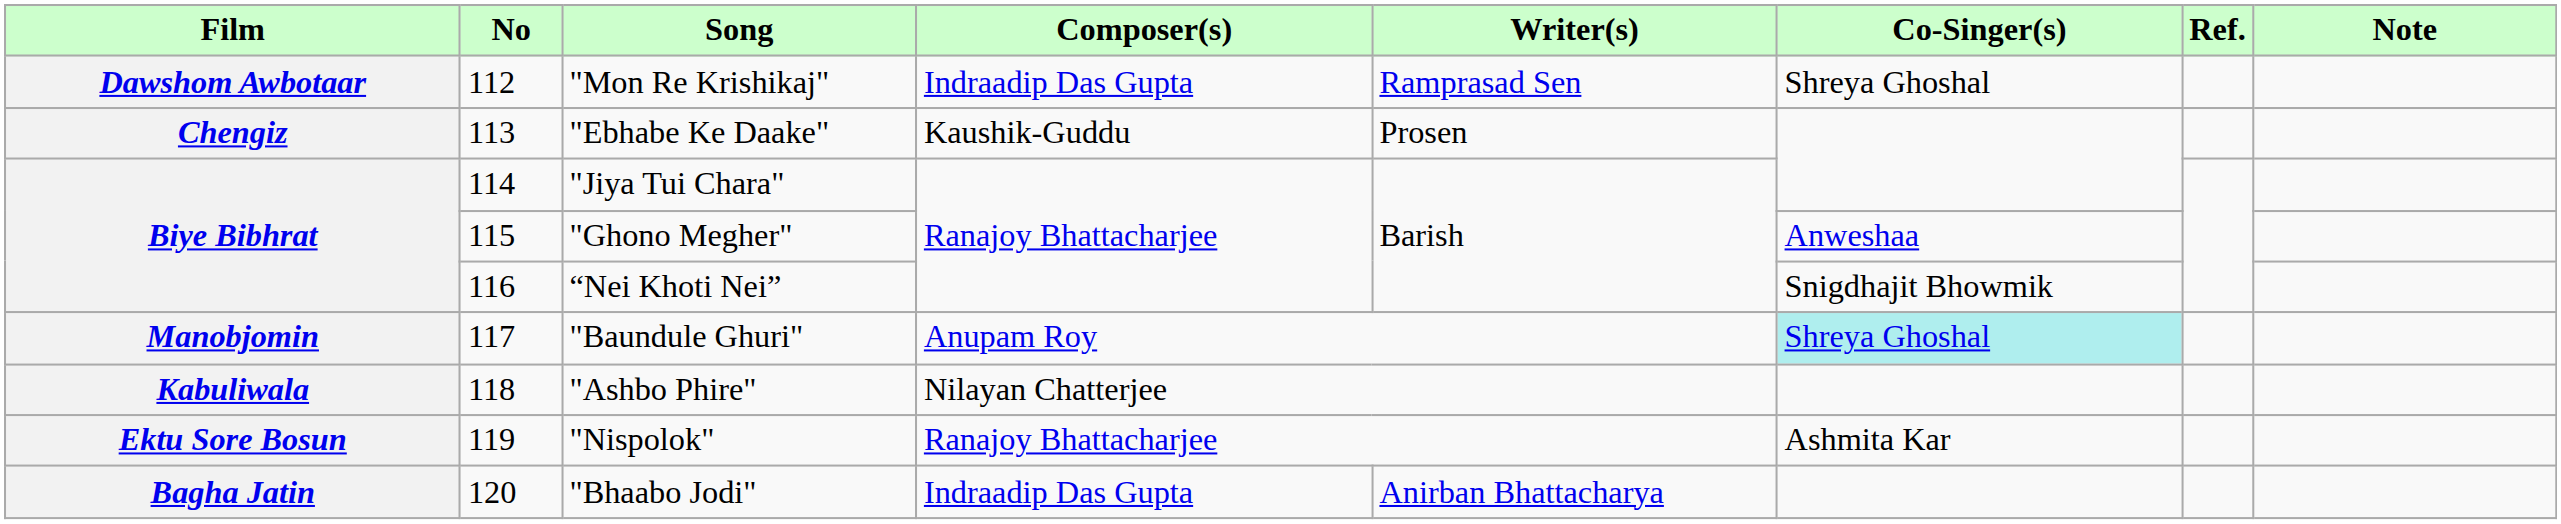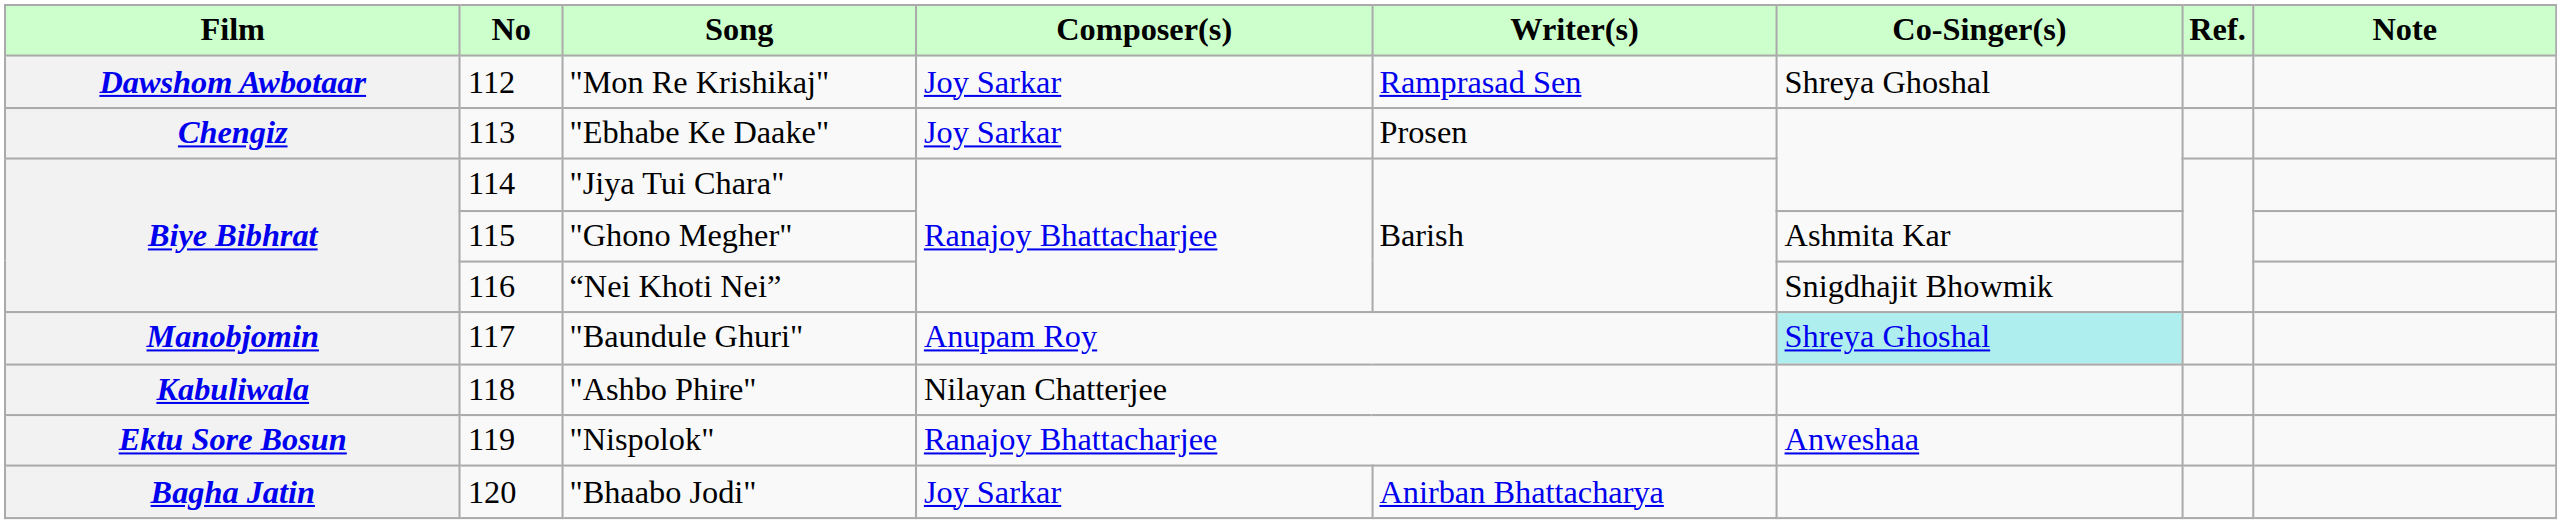(1059, 81) Indraadip Das Gupta -> (993, 81) Joy Sarkar
(1027, 132) Kaushik-Guddu -> (993, 132) Joy Sarkar
(1852, 235) Anweshaa -> (1868, 235) Ashmita Kar
(1868, 440) Ashmita Kar -> (1852, 440) Anweshaa
(1059, 491) Indraadip Das Gupta -> (993, 491) Joy Sarkar
